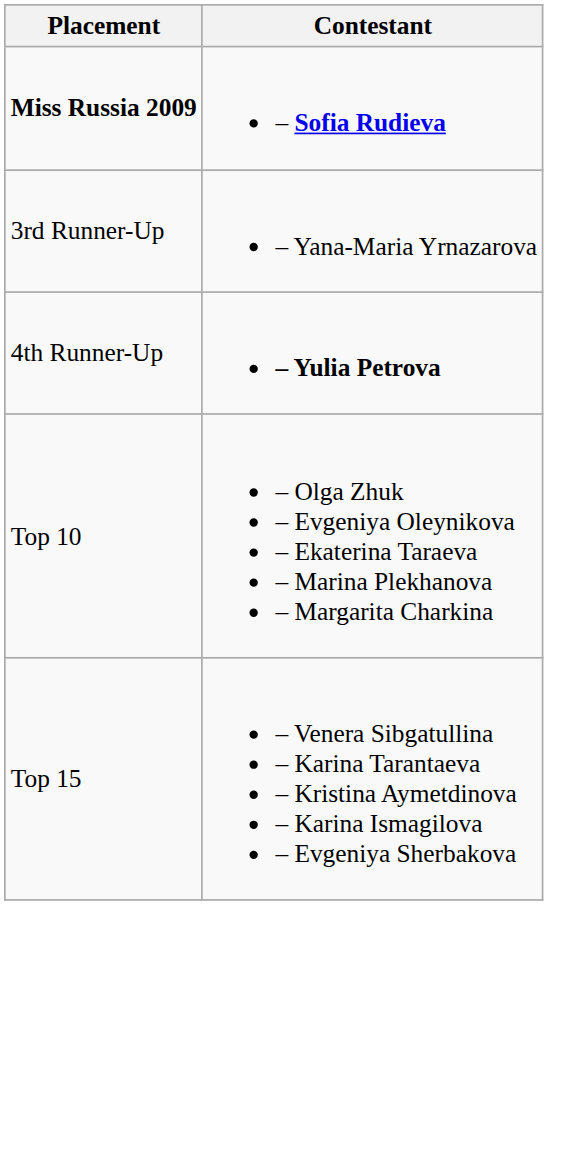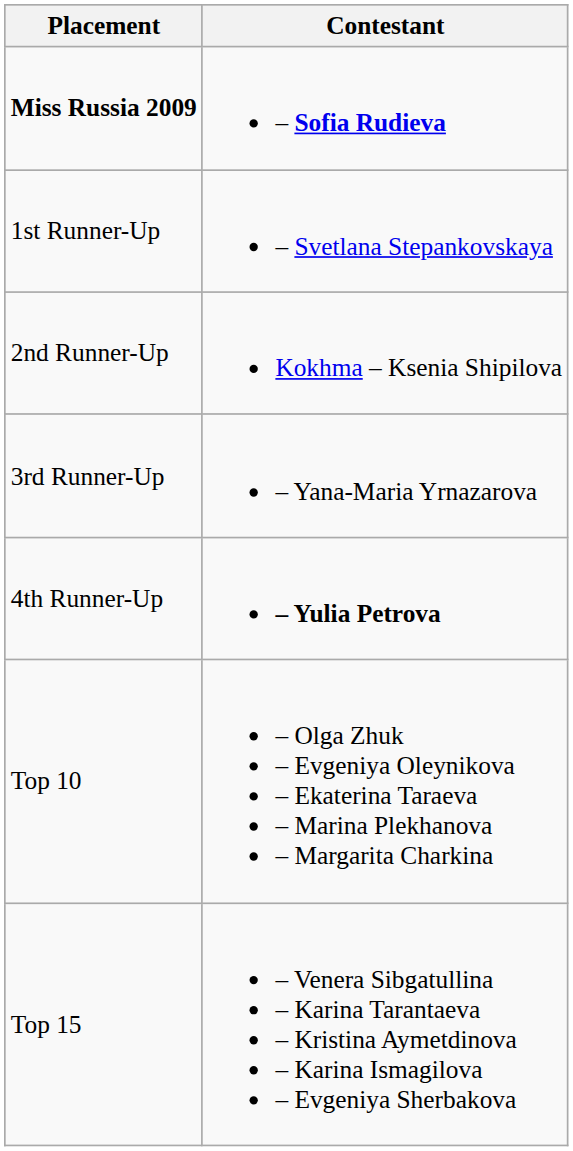+ row: (86, 230)
+ row: (90, 353)
